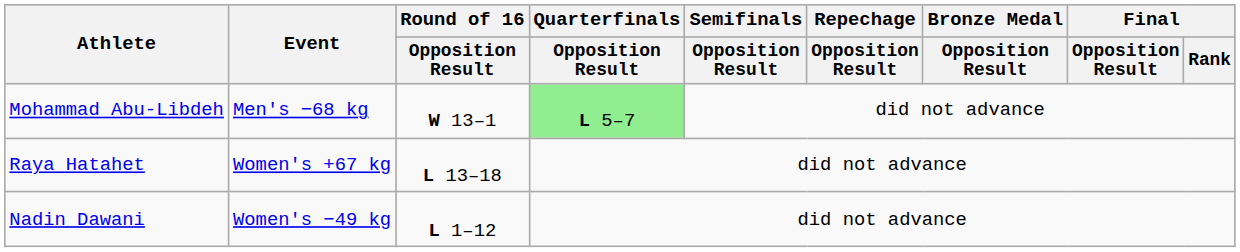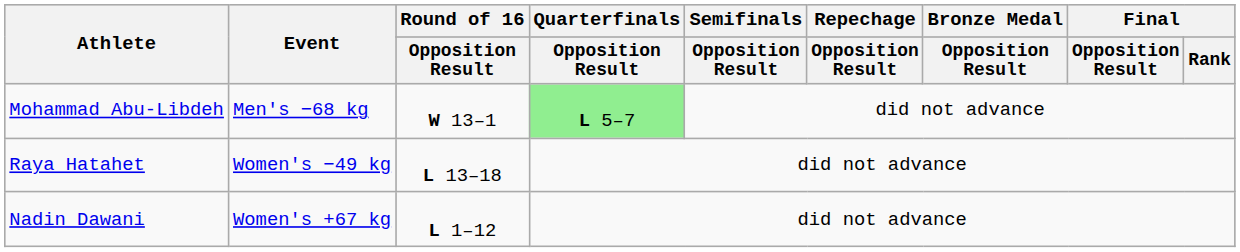(312, 165) Women's +67 kg -> (312, 165) Women's −49 kg
(312, 219) Women's −49 kg -> (312, 219) Women's +67 kg
